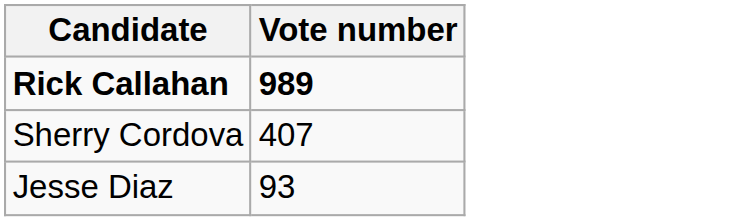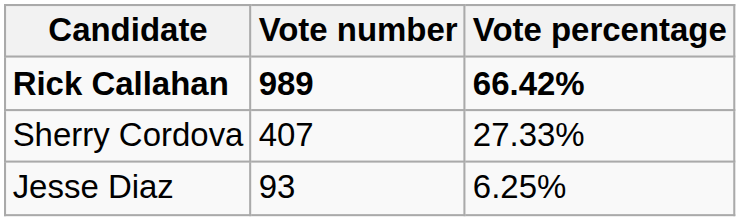+ column: (600, 30)
